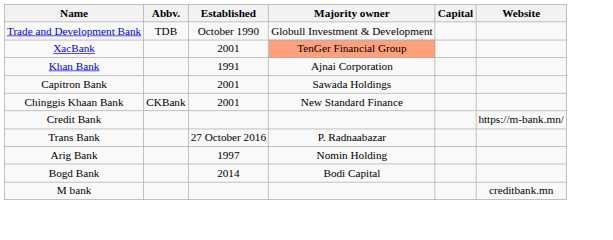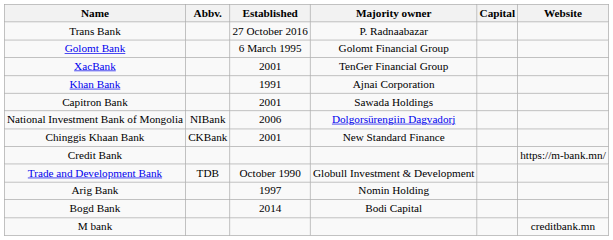rows swapped: (74, 31) <-> (74, 137)
+ row: (95, 48)
(352, 48) lightsalmon background -> (394, 66) no background
+ row: (95, 119)
